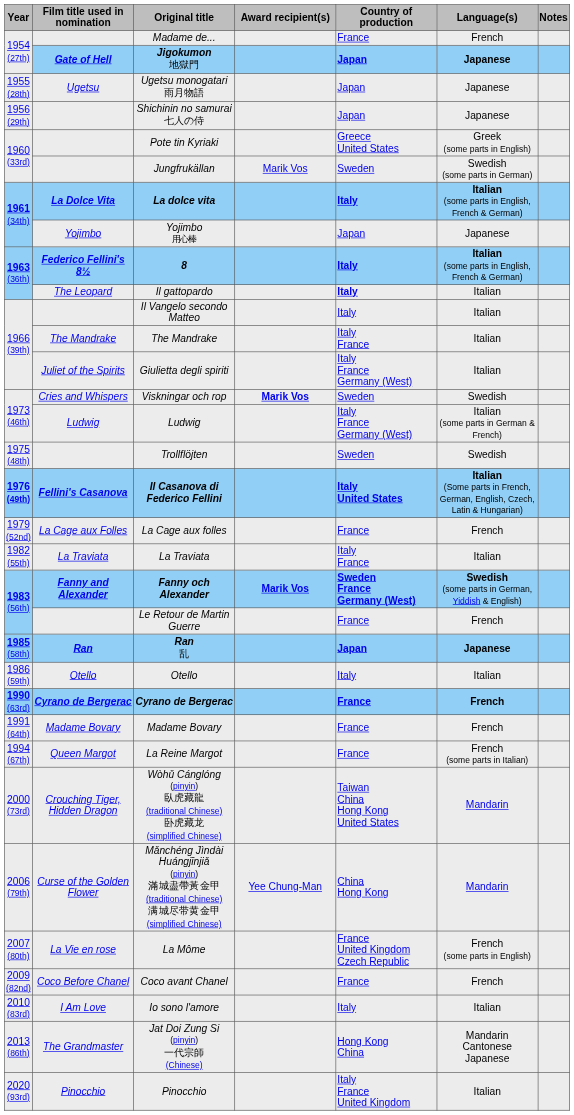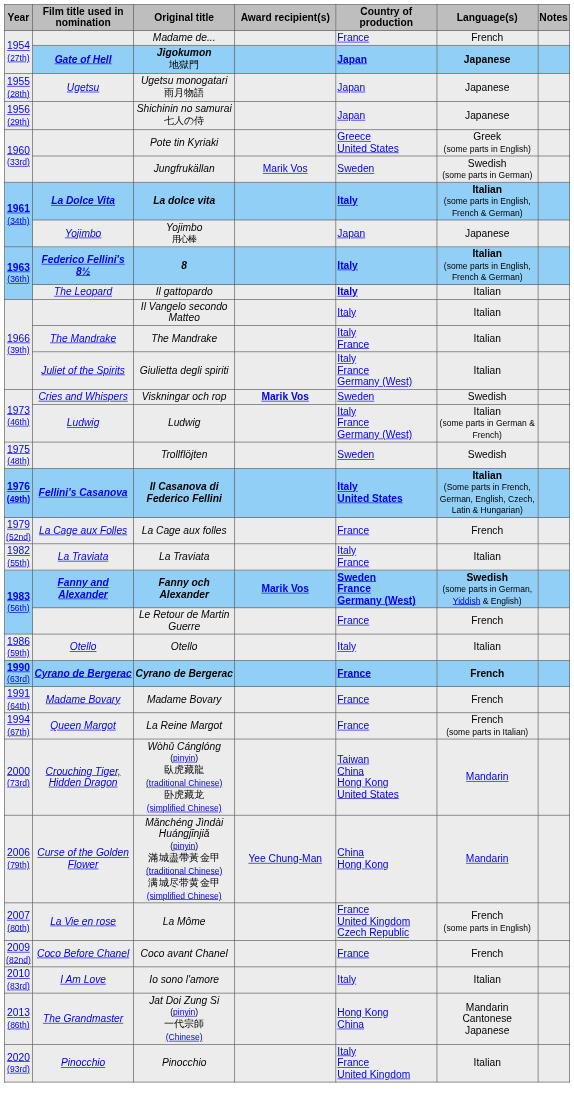- row: (184, 647)
